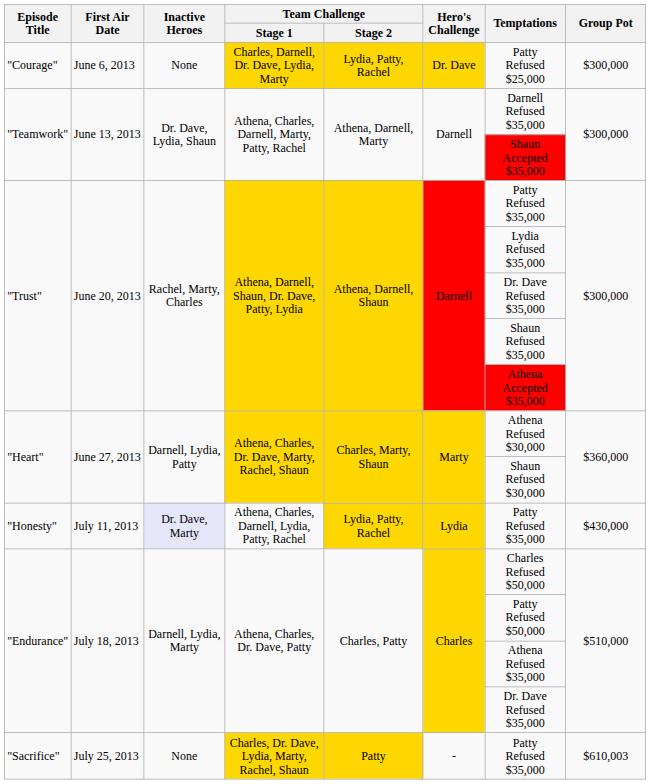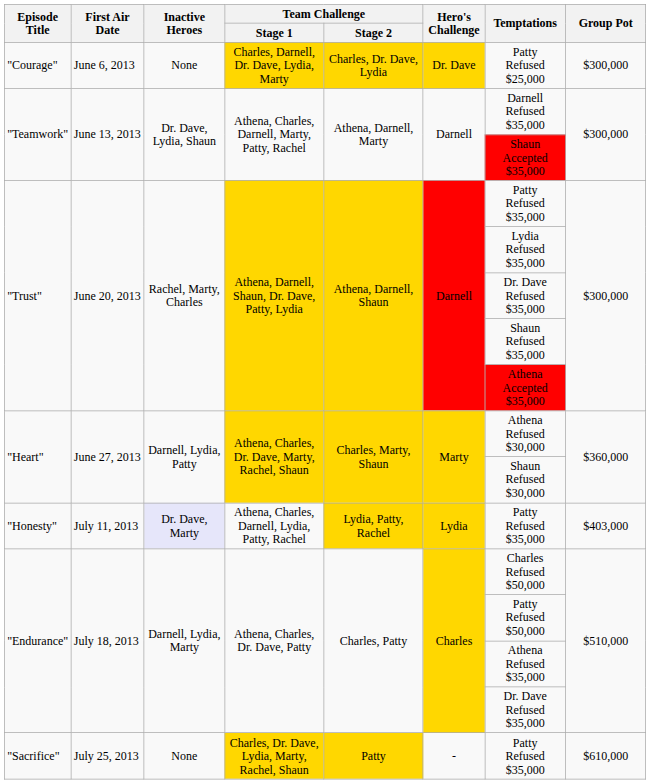(373, 65) Lydia, Patty, Rachel -> (373, 65) Charles, Dr. Dave, Lydia
(606, 525) $430,000 -> (606, 525) $403,000
(606, 756) $610,003 -> (606, 756) $610,000
